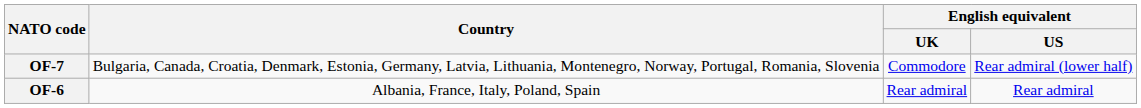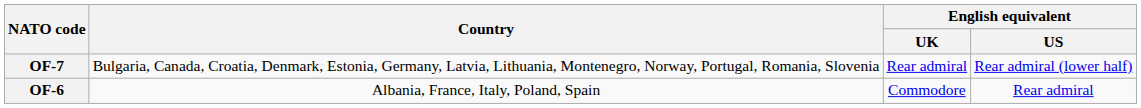(927, 66) Commodore -> (927, 66) Rear admiral
(927, 90) Rear admiral -> (927, 90) Commodore
